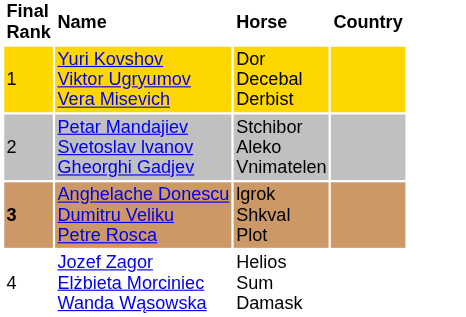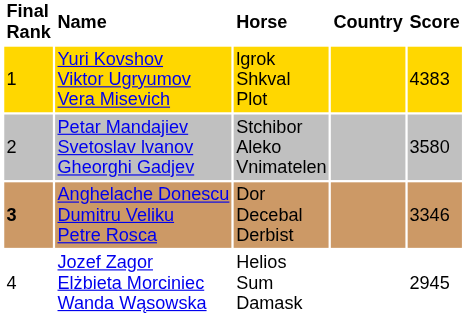+ column: (435, 21)
(269, 79) Dor Decebal Derbist -> (263, 79) lgrok Shkval Plot
(263, 215) lgrok Shkval Plot -> (269, 215) Dor Decebal Derbist
